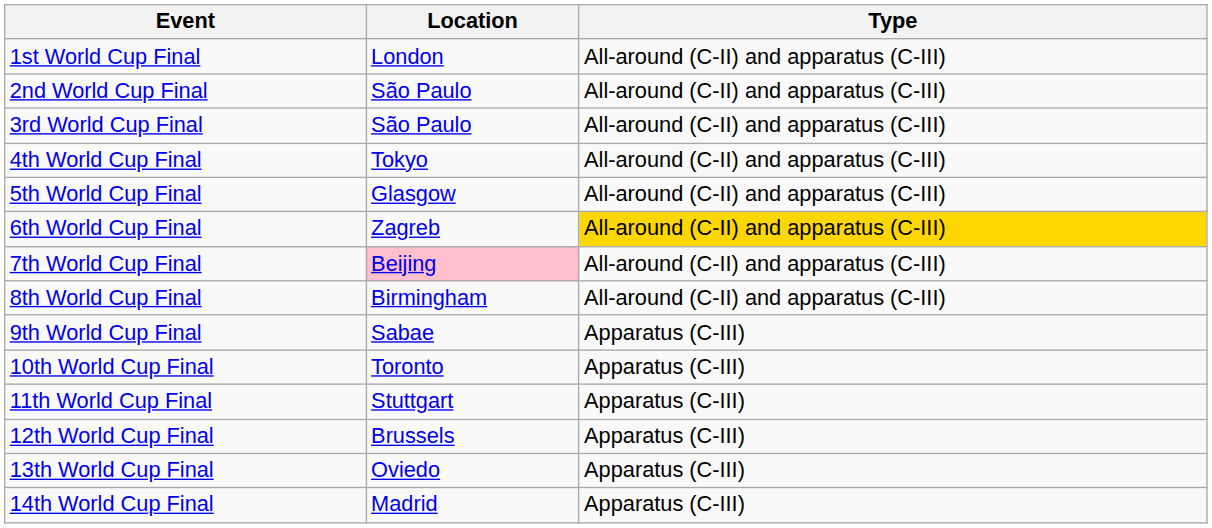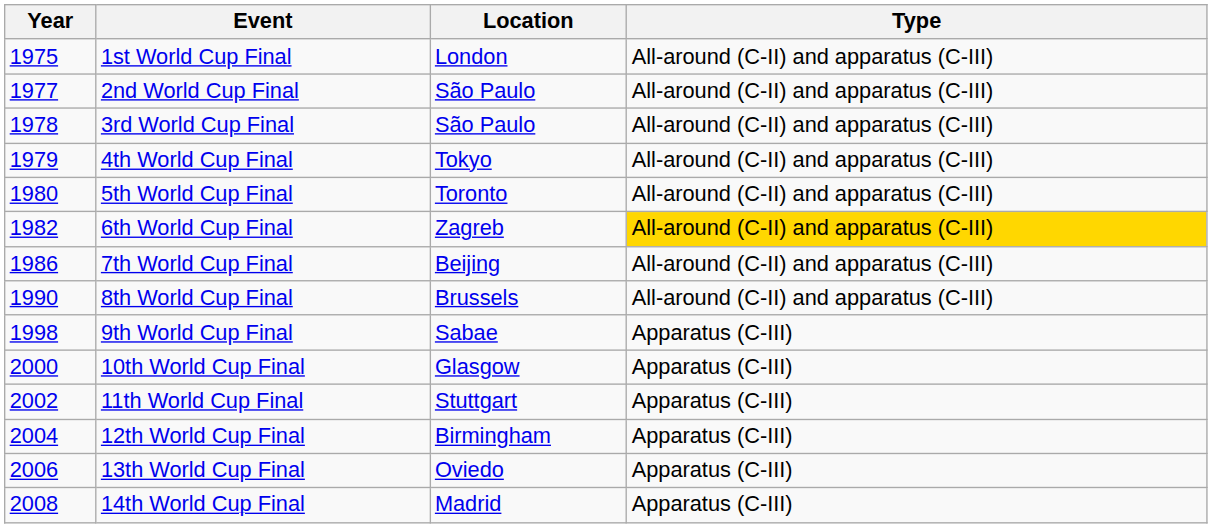+ column: (50, 21)
(413, 194) Glasgow -> (471, 194) Toronto
(404, 263) pink background -> (468, 263) no background
(429, 297) Birmingham -> (477, 297) Brussels
(407, 366) Toronto -> (477, 366) Glasgow
(413, 435) Brussels -> (493, 435) Birmingham
